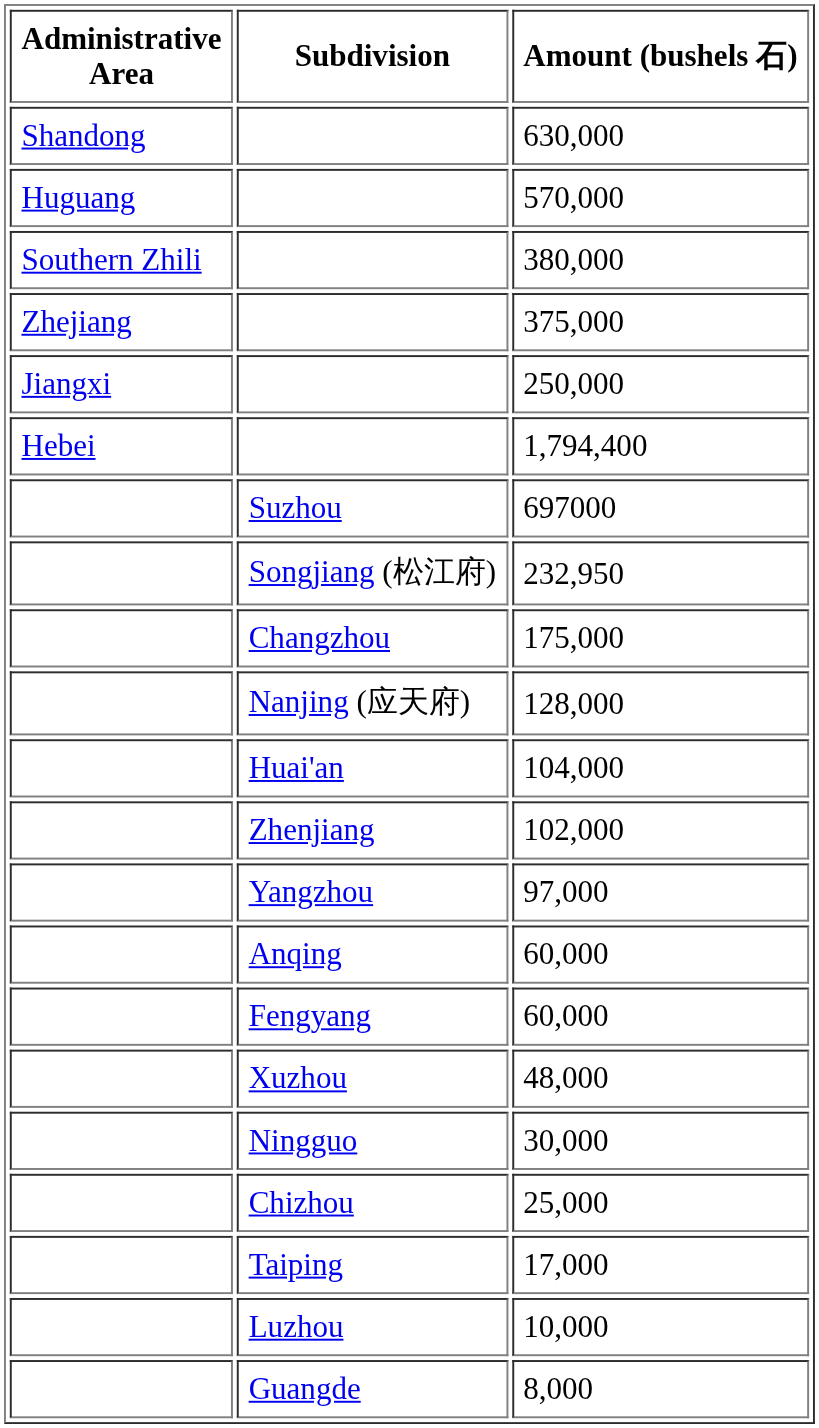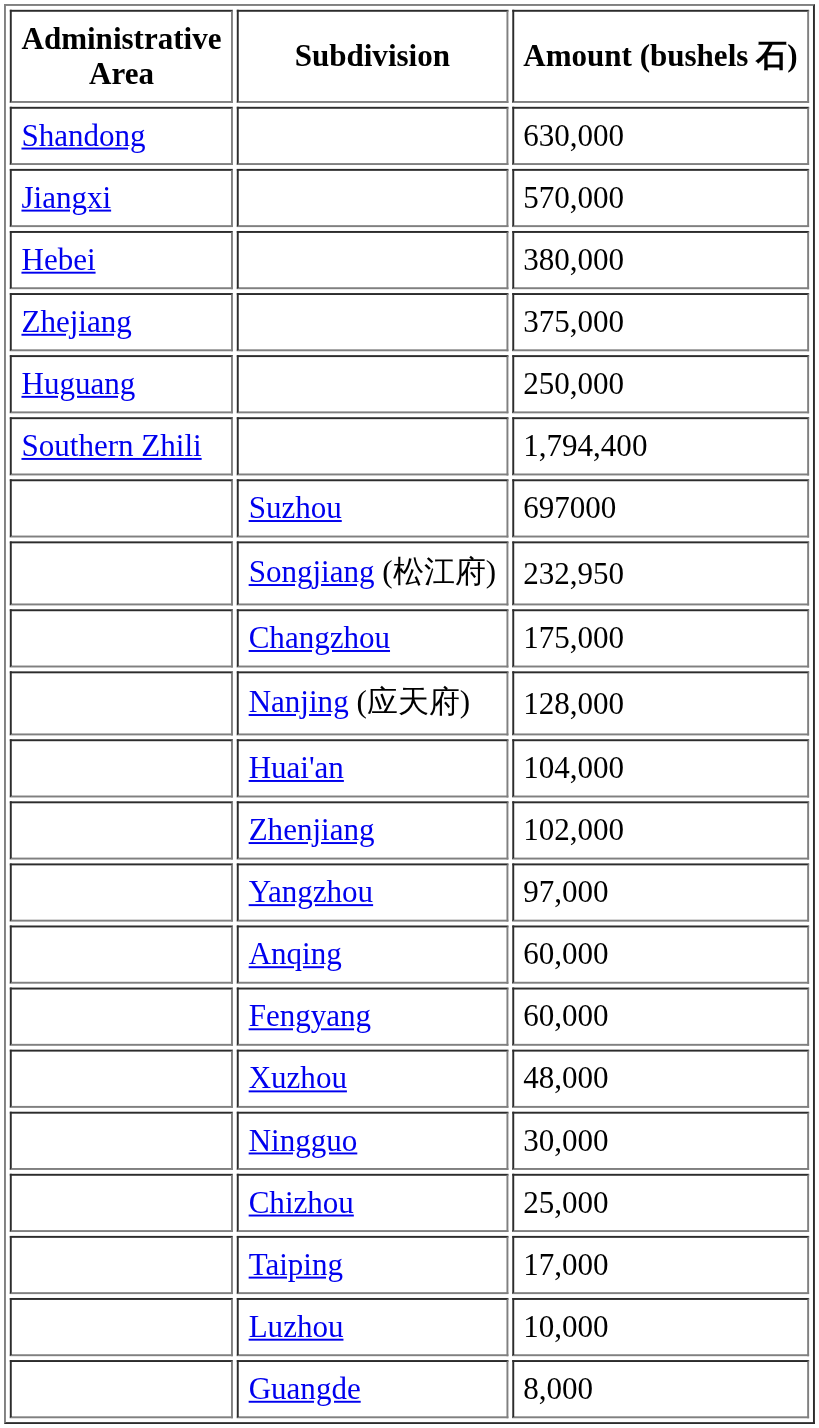(78, 197) Huguang -> (66, 197) Jiangxi
(112, 259) Southern Zhili -> (59, 259) Hebei
(66, 383) Jiangxi -> (78, 383) Huguang
(59, 445) Hebei -> (112, 445) Southern Zhili
